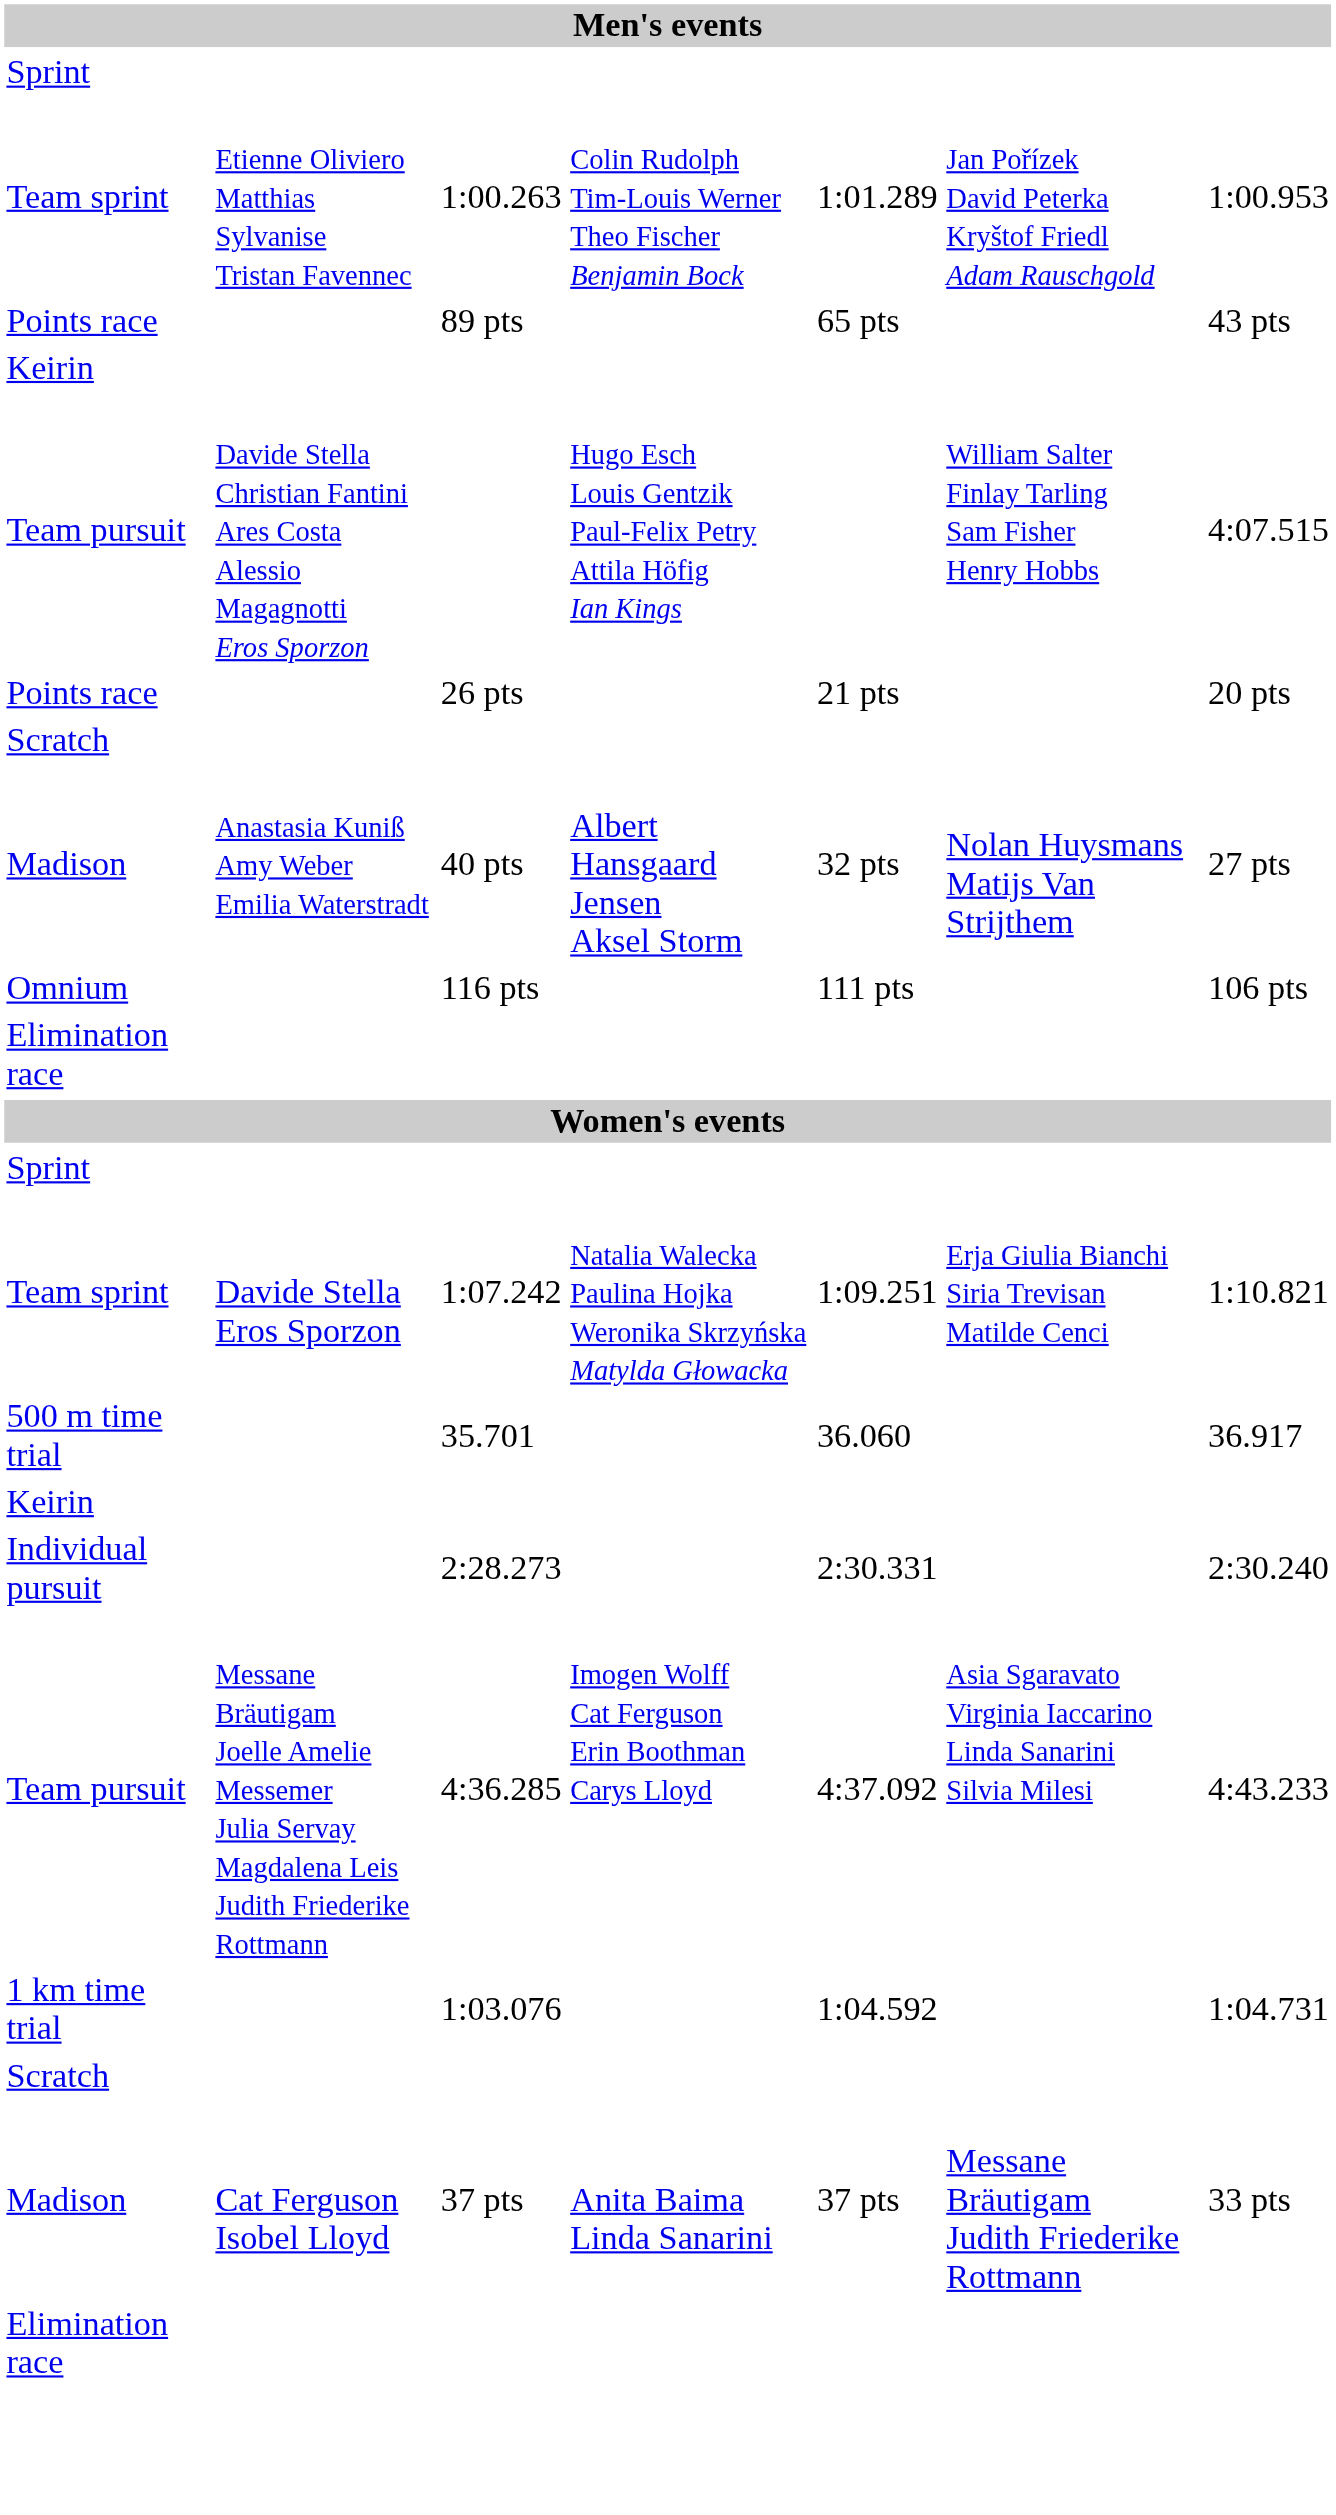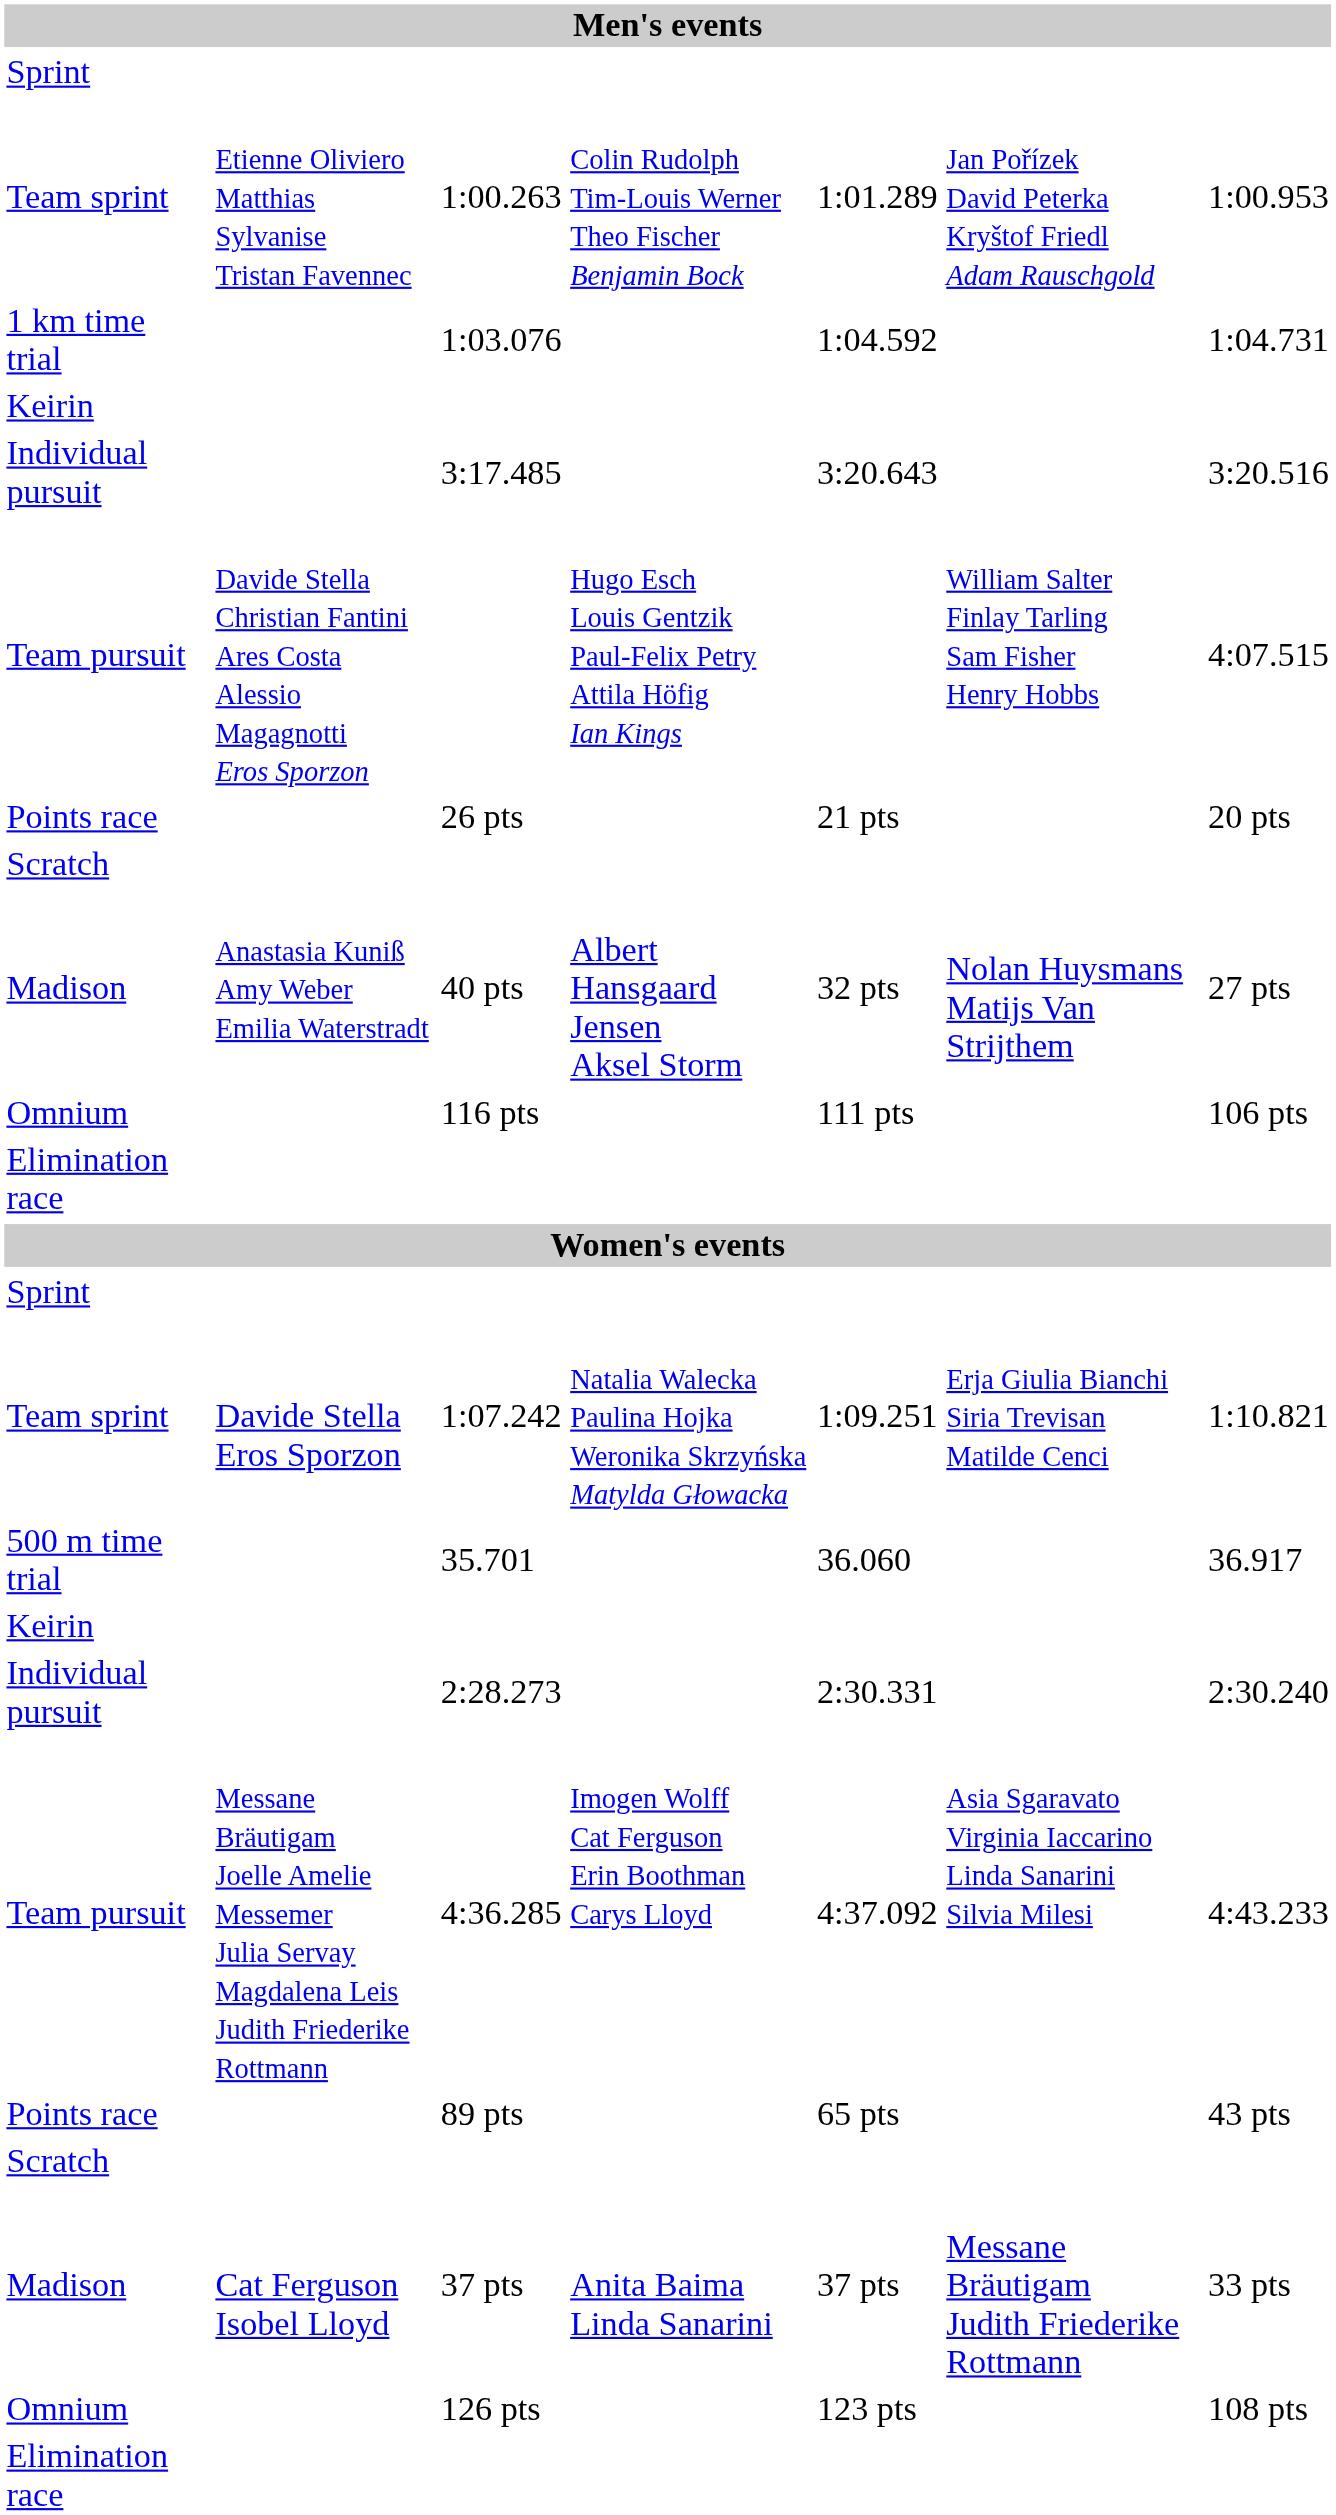rows swapped: (76, 2008) <-> (82, 320)
+ row: (77, 472)
+ row: (67, 2409)
